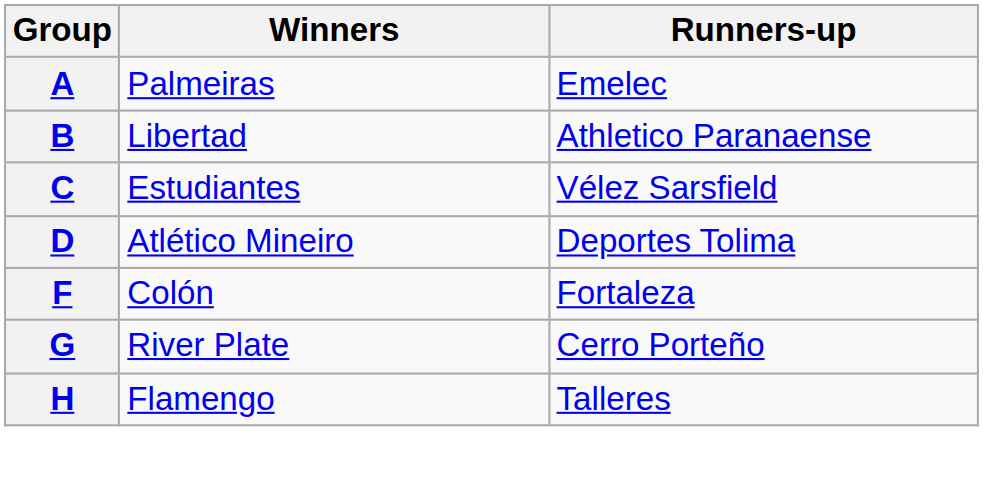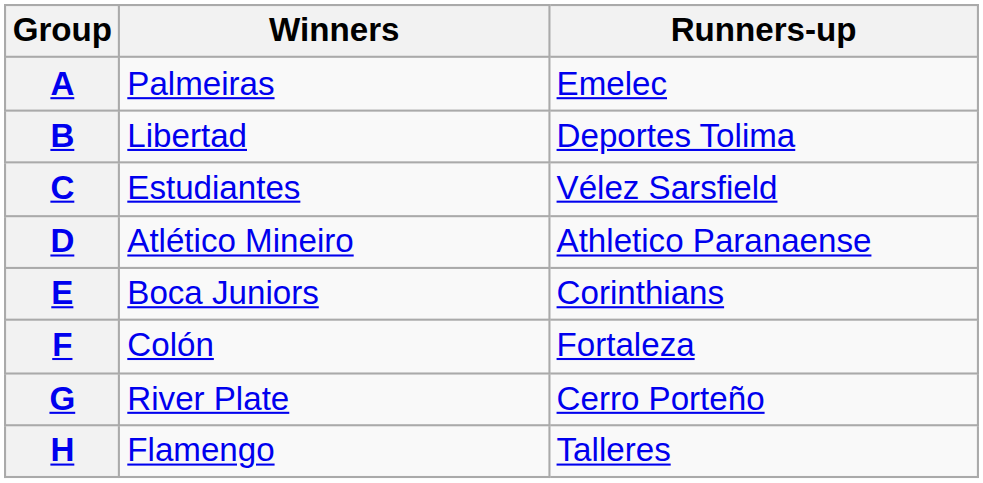(714, 135) Athletico Paranaense -> (676, 135) Deportes Tolima
(676, 240) Deportes Tolima -> (714, 240) Athletico Paranaense
+ row: (62, 293)
